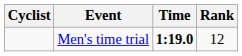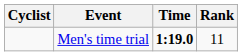(217, 39) 12 -> (217, 39) 11
